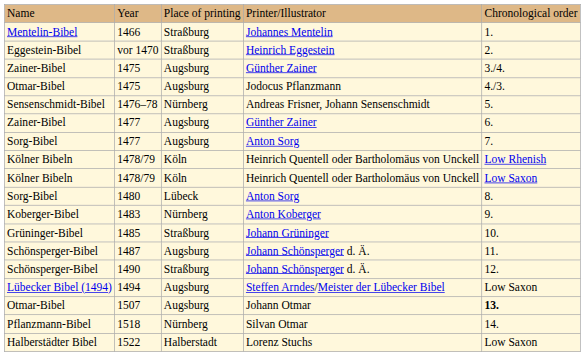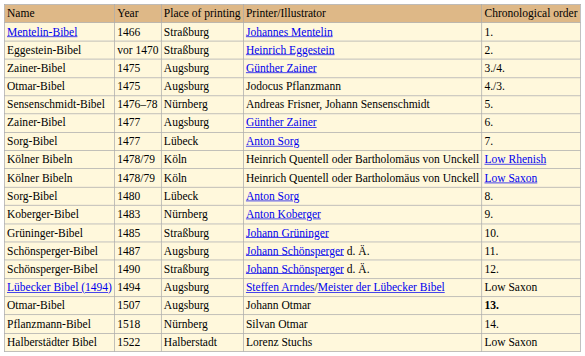(186, 141) Augsburg -> (181, 141) Lübeck
